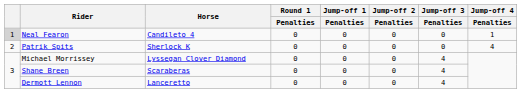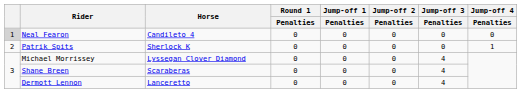(492, 34) 1 -> (492, 34) 0
(492, 46) 4 -> (492, 46) 1
